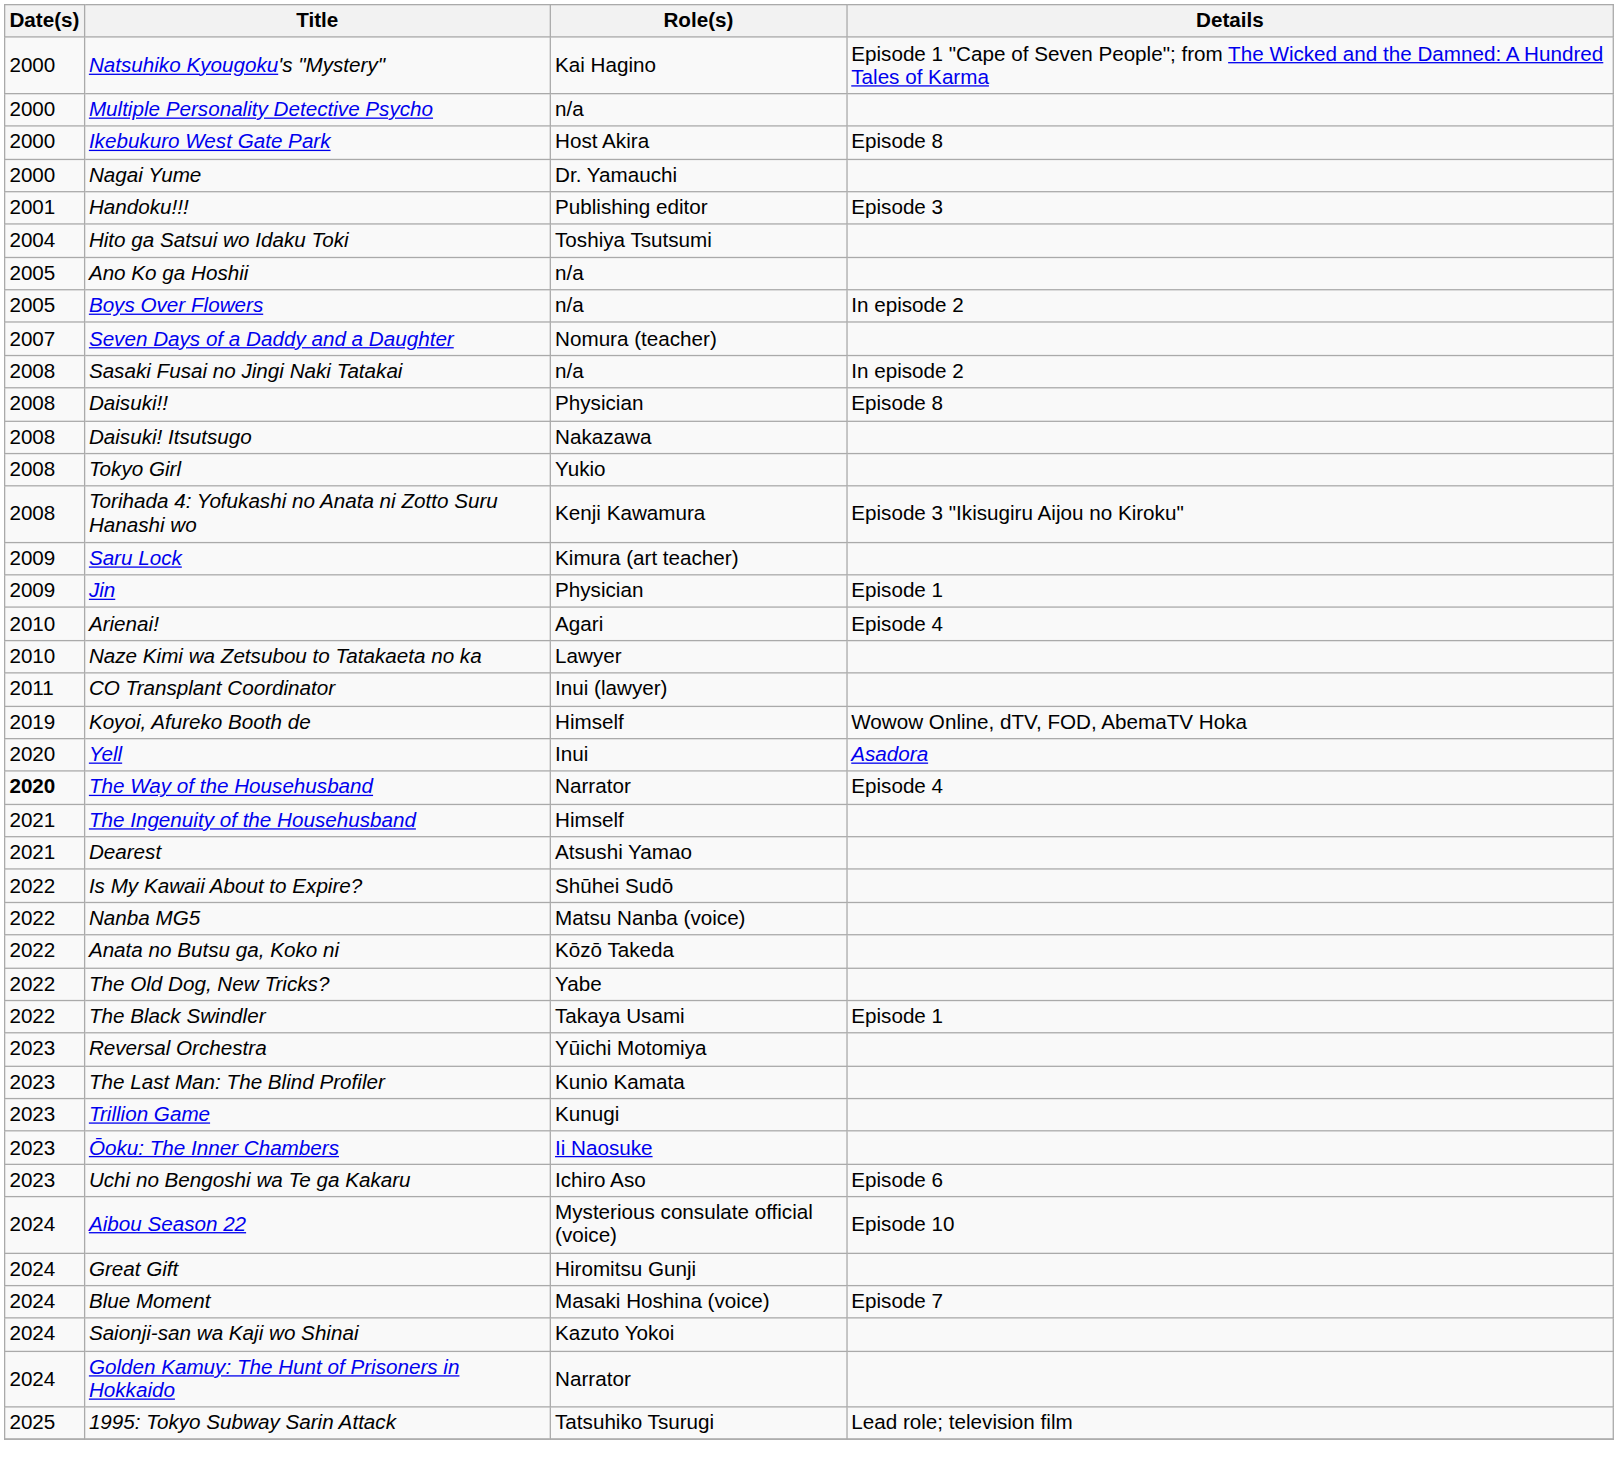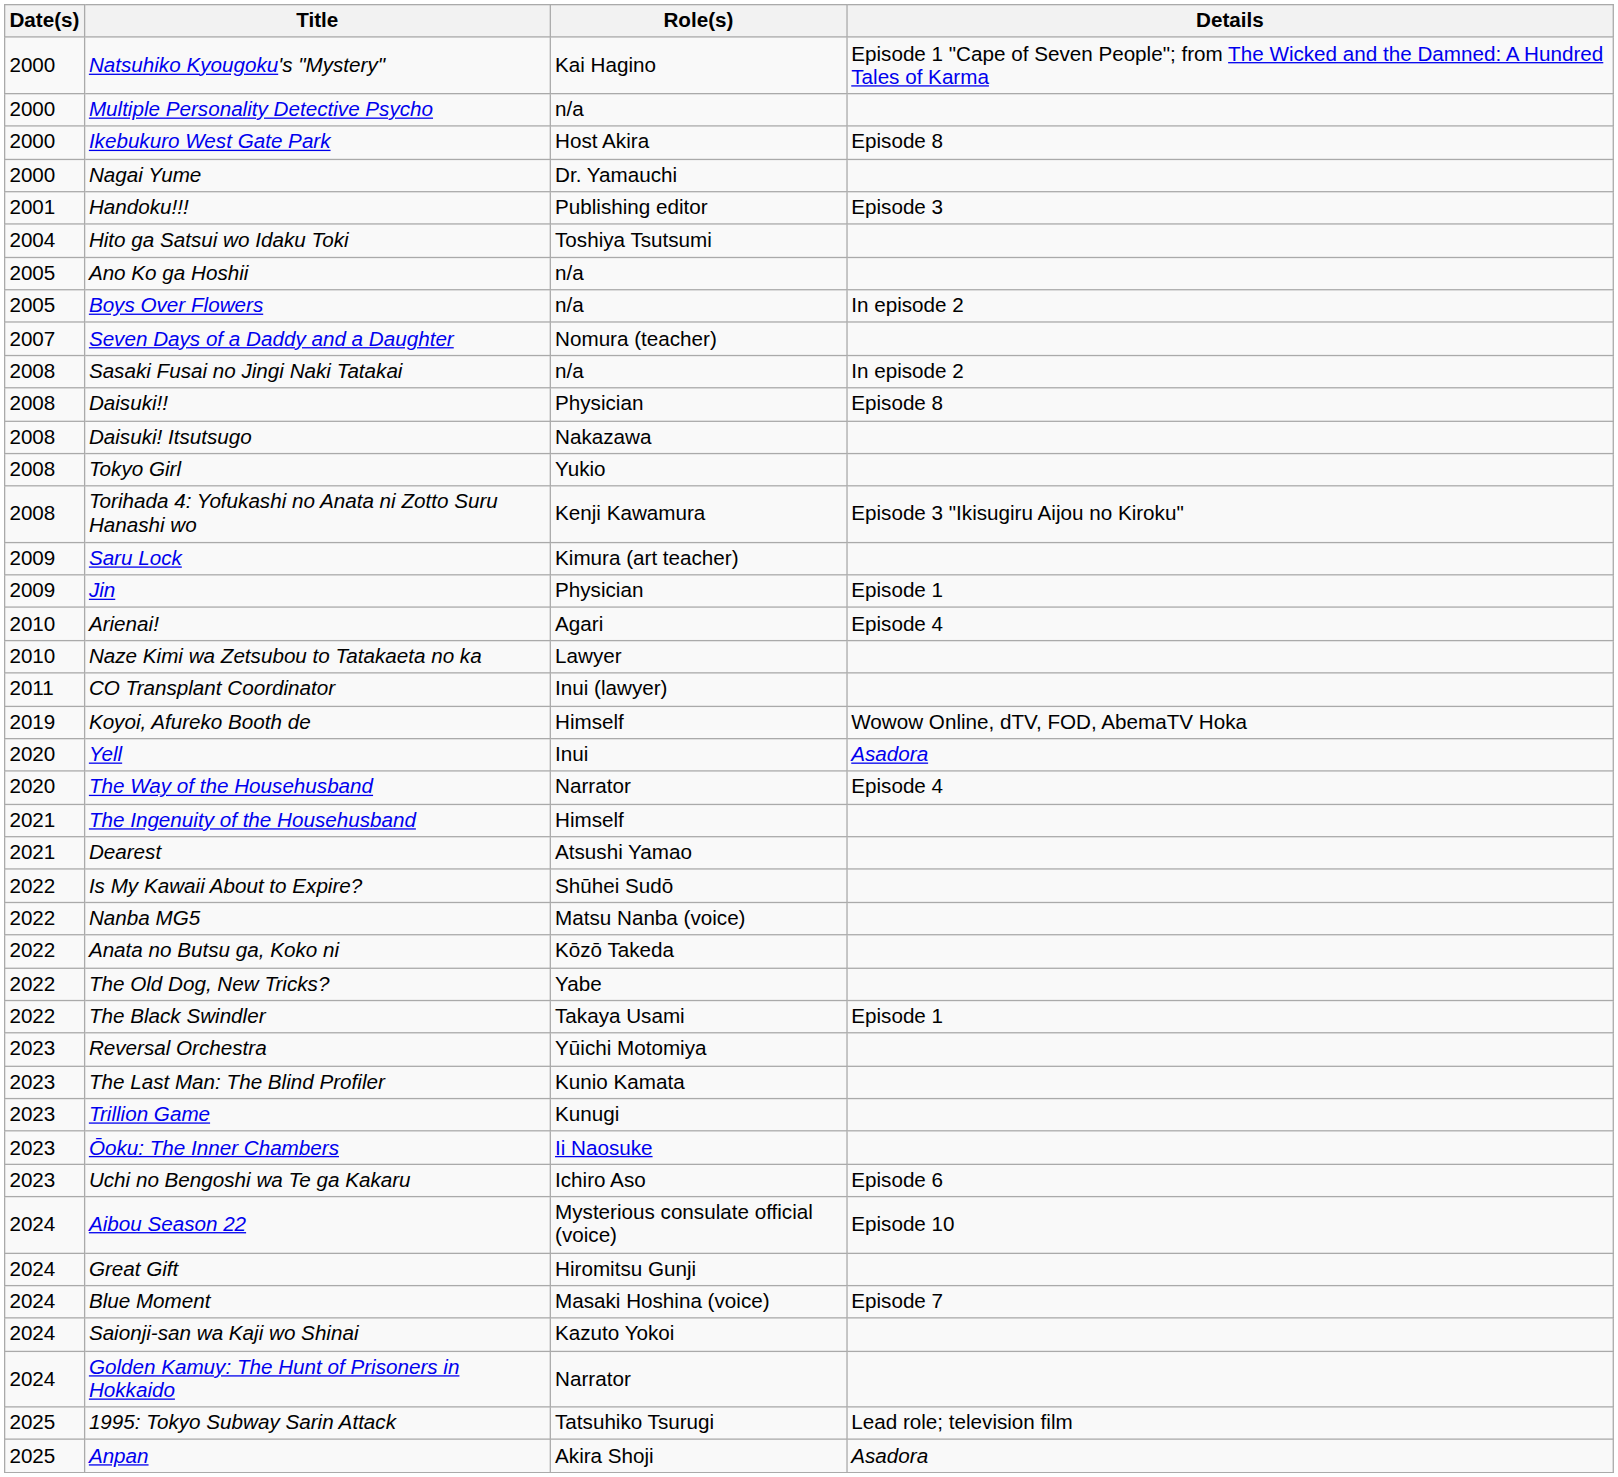(32, 787) bold -> (32, 787) normal
+ row: (119, 1455)
